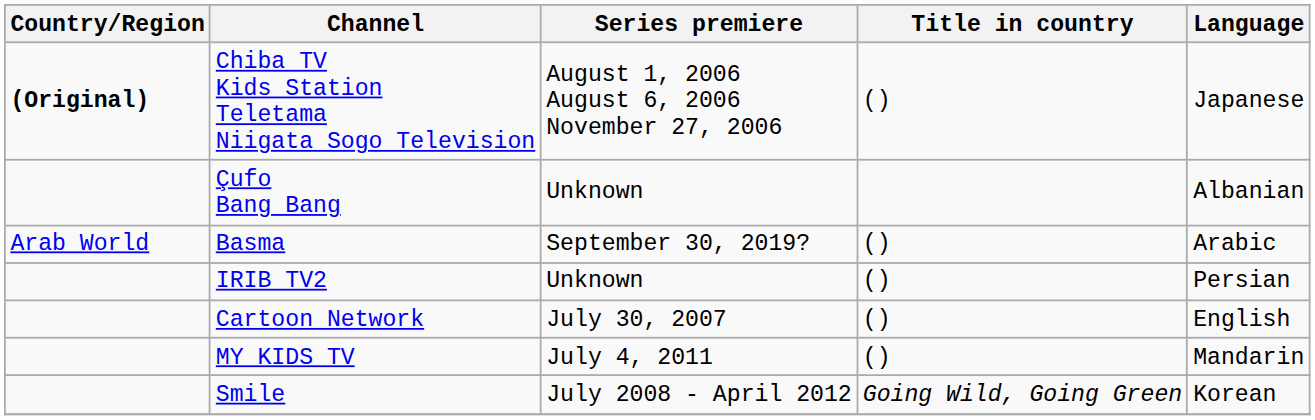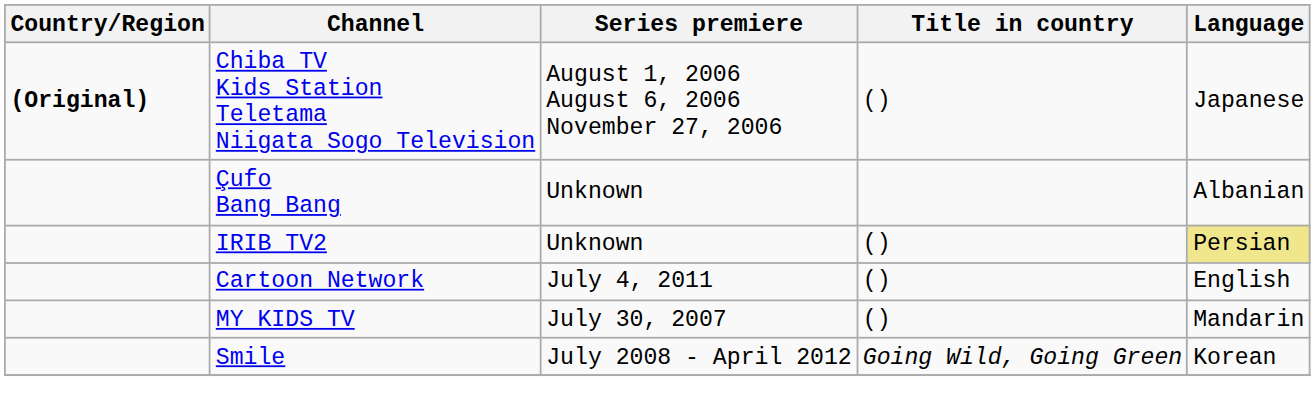- row: (251, 244)
(1242, 281) no background -> (1242, 244) khaki background
(636, 319) July 30, 2007 -> (630, 281) July 4, 2011
(630, 357) July 4, 2011 -> (636, 319) July 30, 2007
